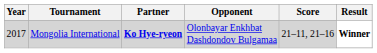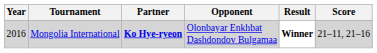columns swapped: (308, 12) <-> (354, 12)
(16, 34) 2017 -> (16, 34) 2016
